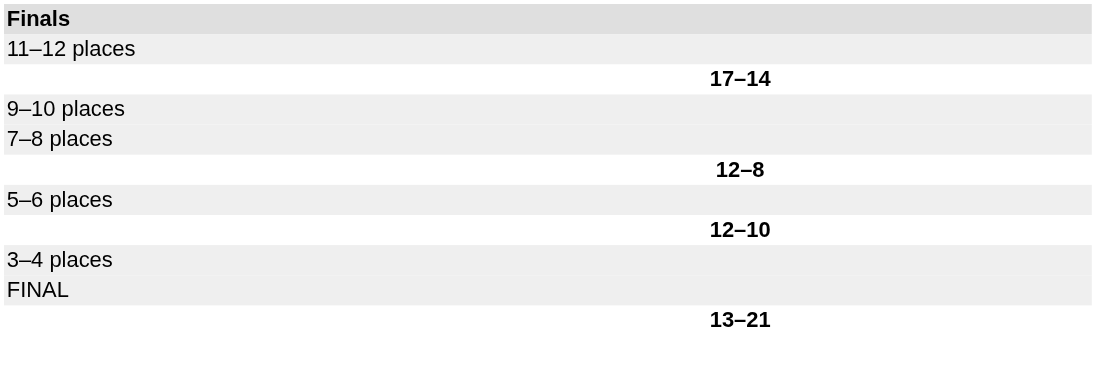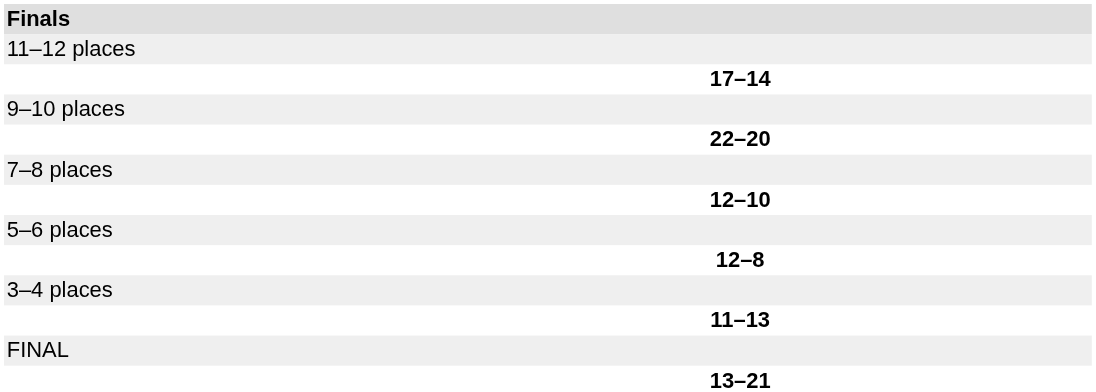+ row: (740, 139)
rows swapped: (740, 229) <-> (740, 169)
+ row: (740, 320)
